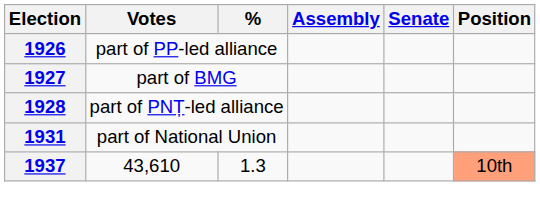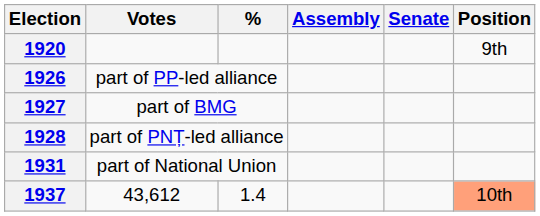+ row: (45, 48)
(152, 166) 43,610 -> (152, 195) 43,612
(253, 166) 1.3 -> (253, 195) 1.4
